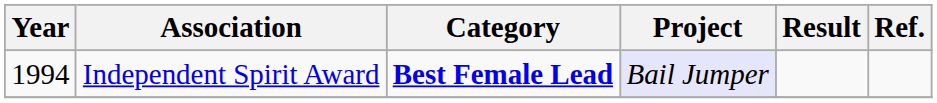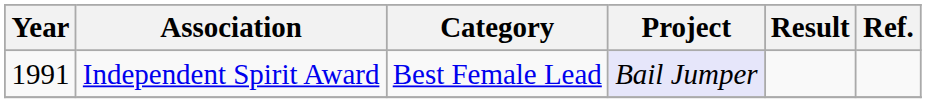(41, 73) 1994 -> (41, 73) 1991
(503, 73) bold -> (497, 73) normal
